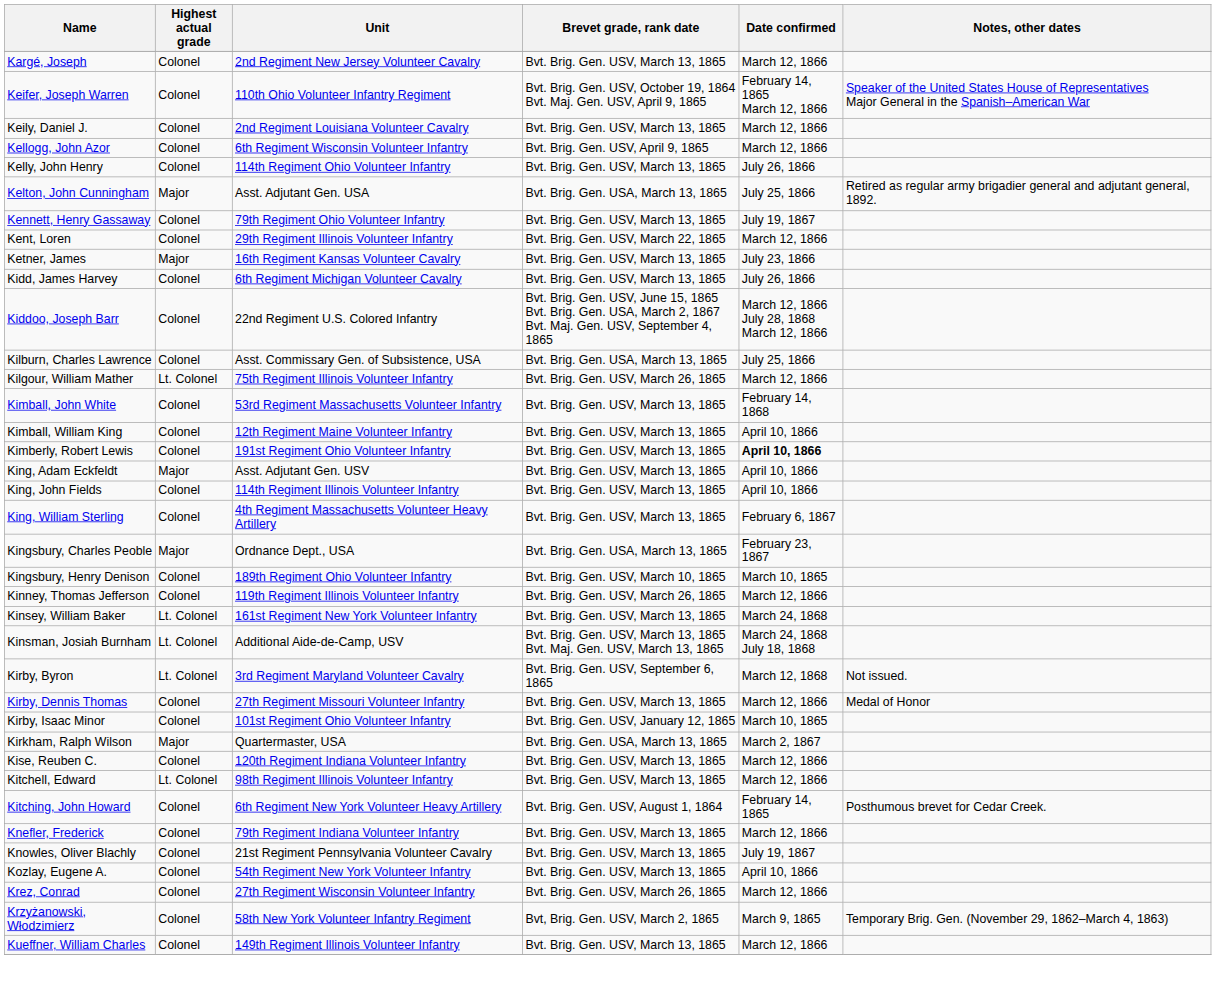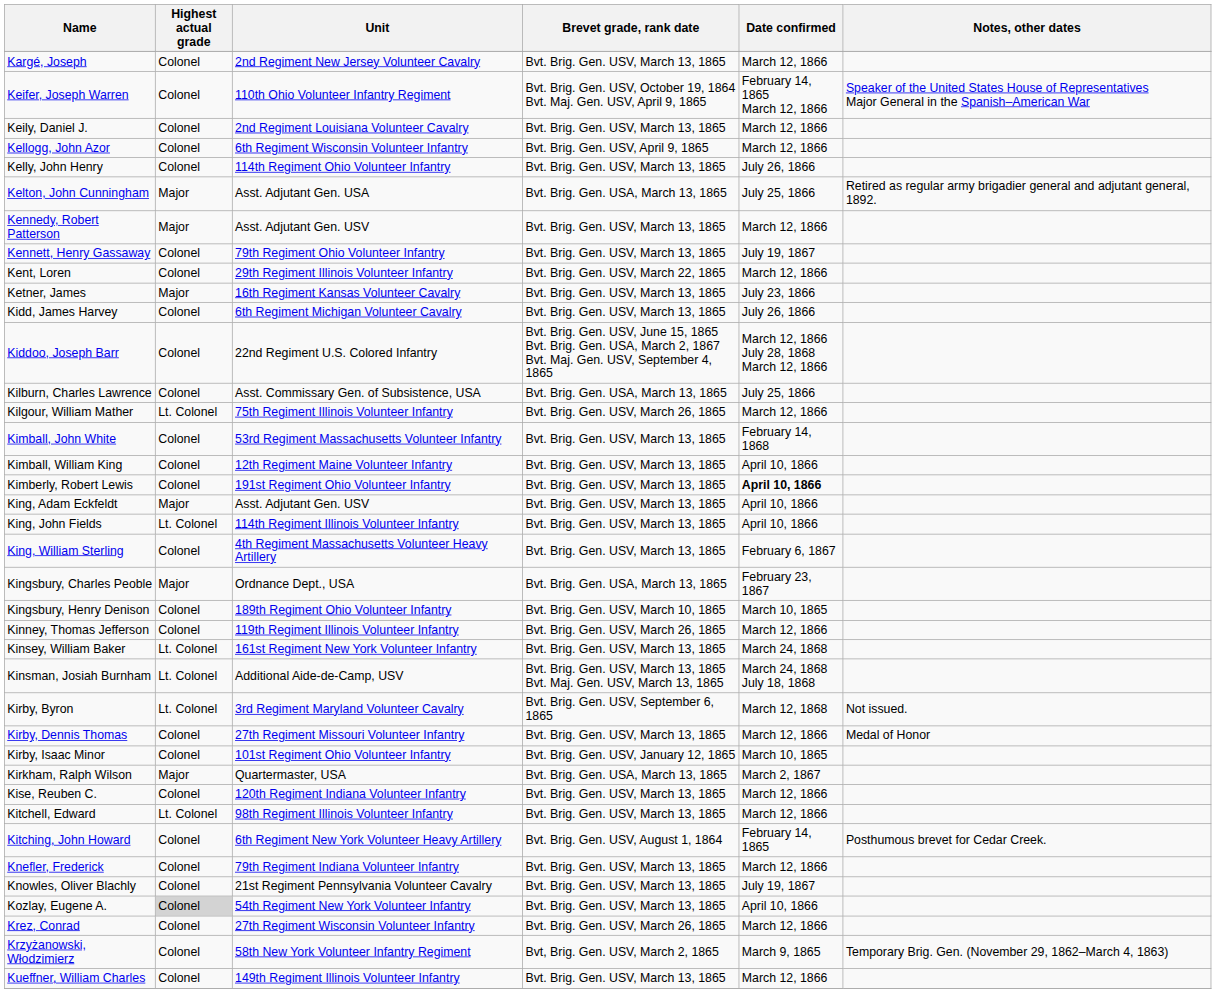+ row: (53, 227)
(179, 490) Colonel -> (188, 524) Lt. Colonel
(179, 872) no background -> (179, 906) lightgrey background
